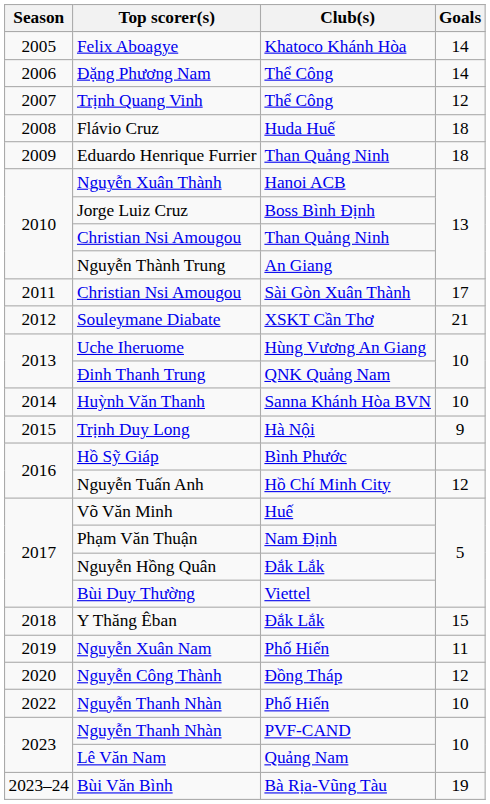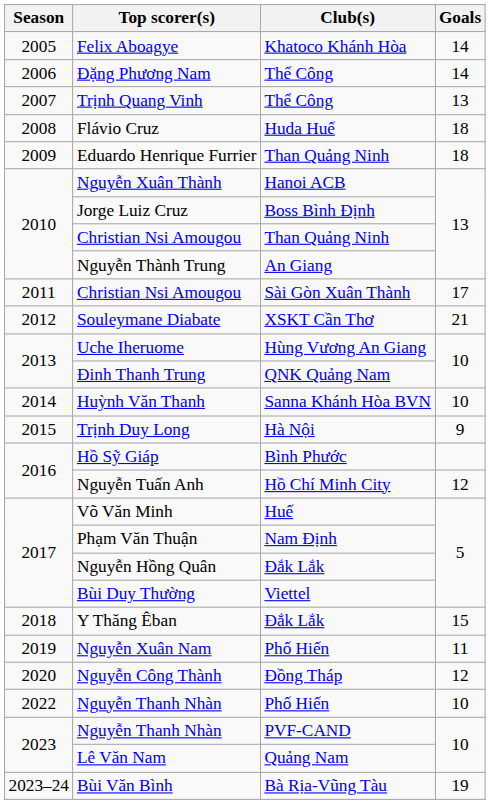(460, 100) 12 -> (460, 100) 13
